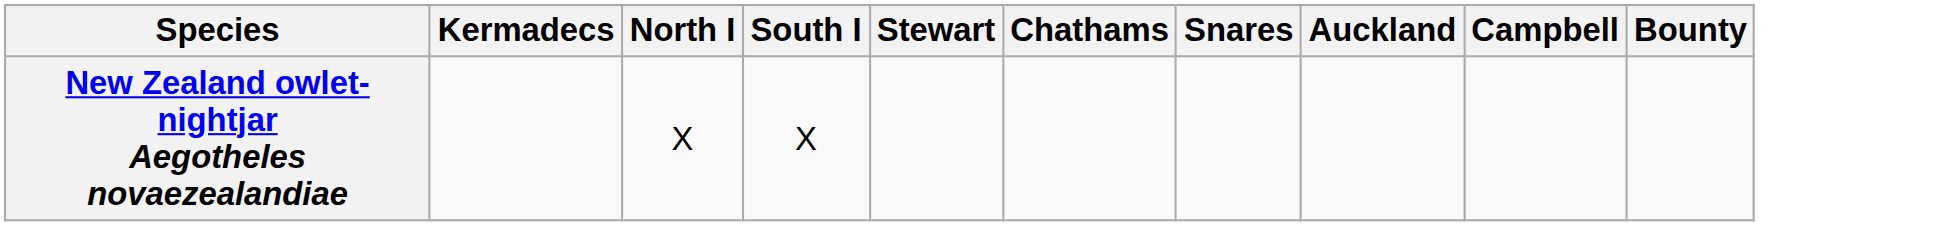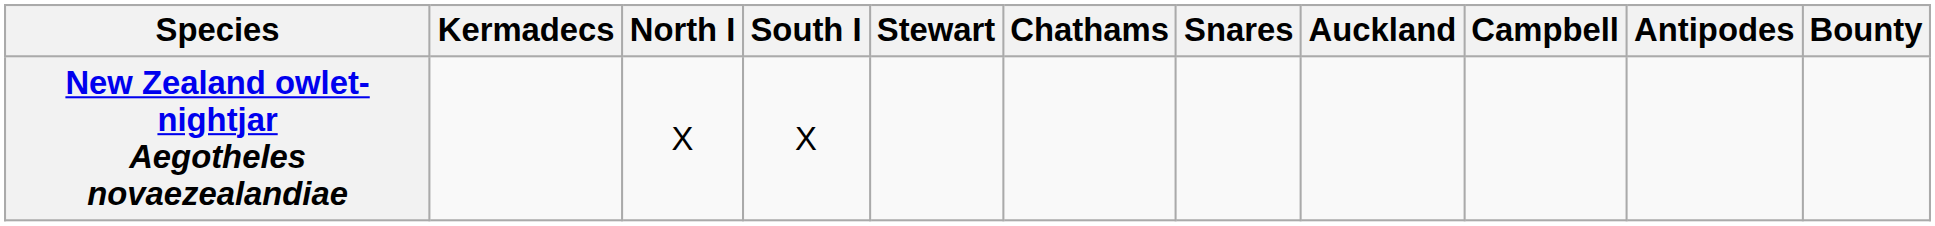+ column: (1714, 30)
